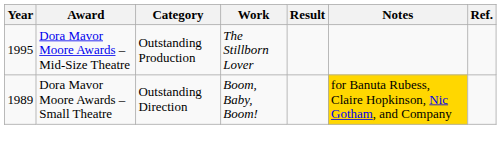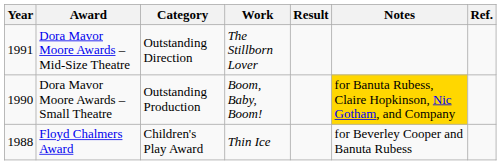(20, 49) 1995 -> (20, 49) 1991
(170, 49) Outstanding Production -> (175, 49) Outstanding Direction
(20, 99) 1989 -> (20, 99) 1990
(170, 99) Outstanding Direction -> (175, 99) Outstanding Production
+ row: (81, 142)
